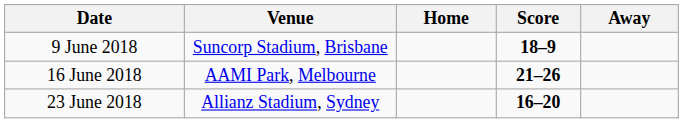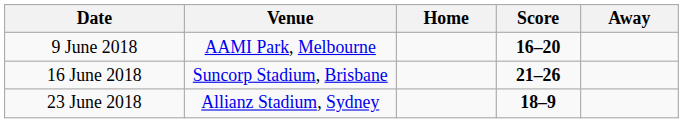(290, 46) Suncorp Stadium, Brisbane -> (290, 46) AAMI Park, Melbourne
(538, 46) 18–9 -> (538, 46) 16–20
(290, 74) AAMI Park, Melbourne -> (290, 74) Suncorp Stadium, Brisbane
(538, 103) 16–20 -> (538, 103) 18–9
